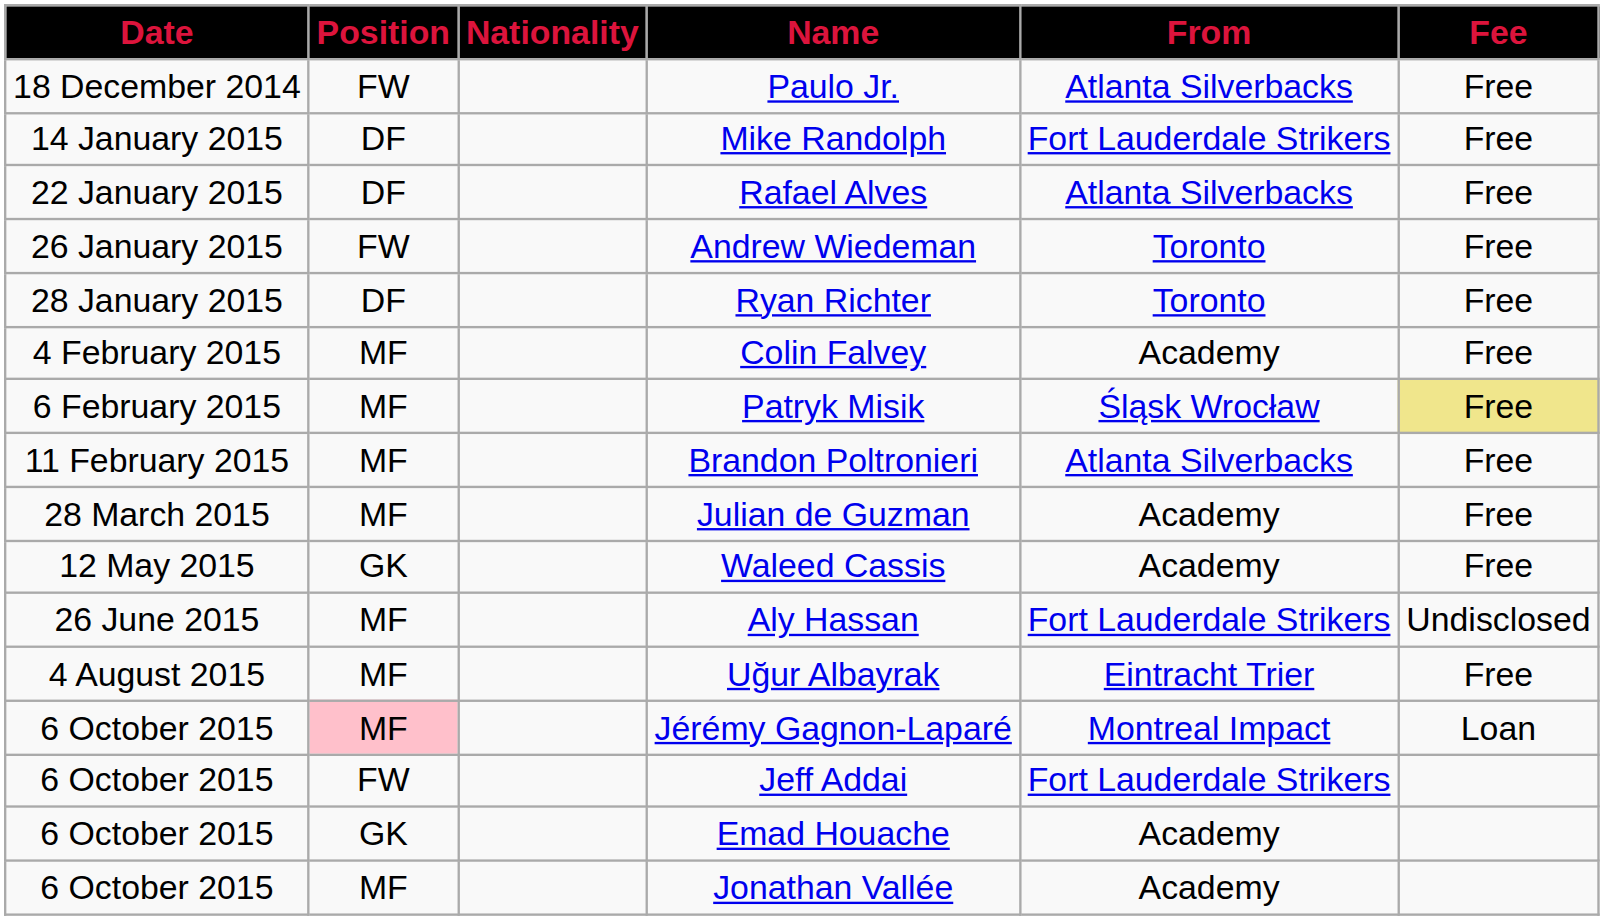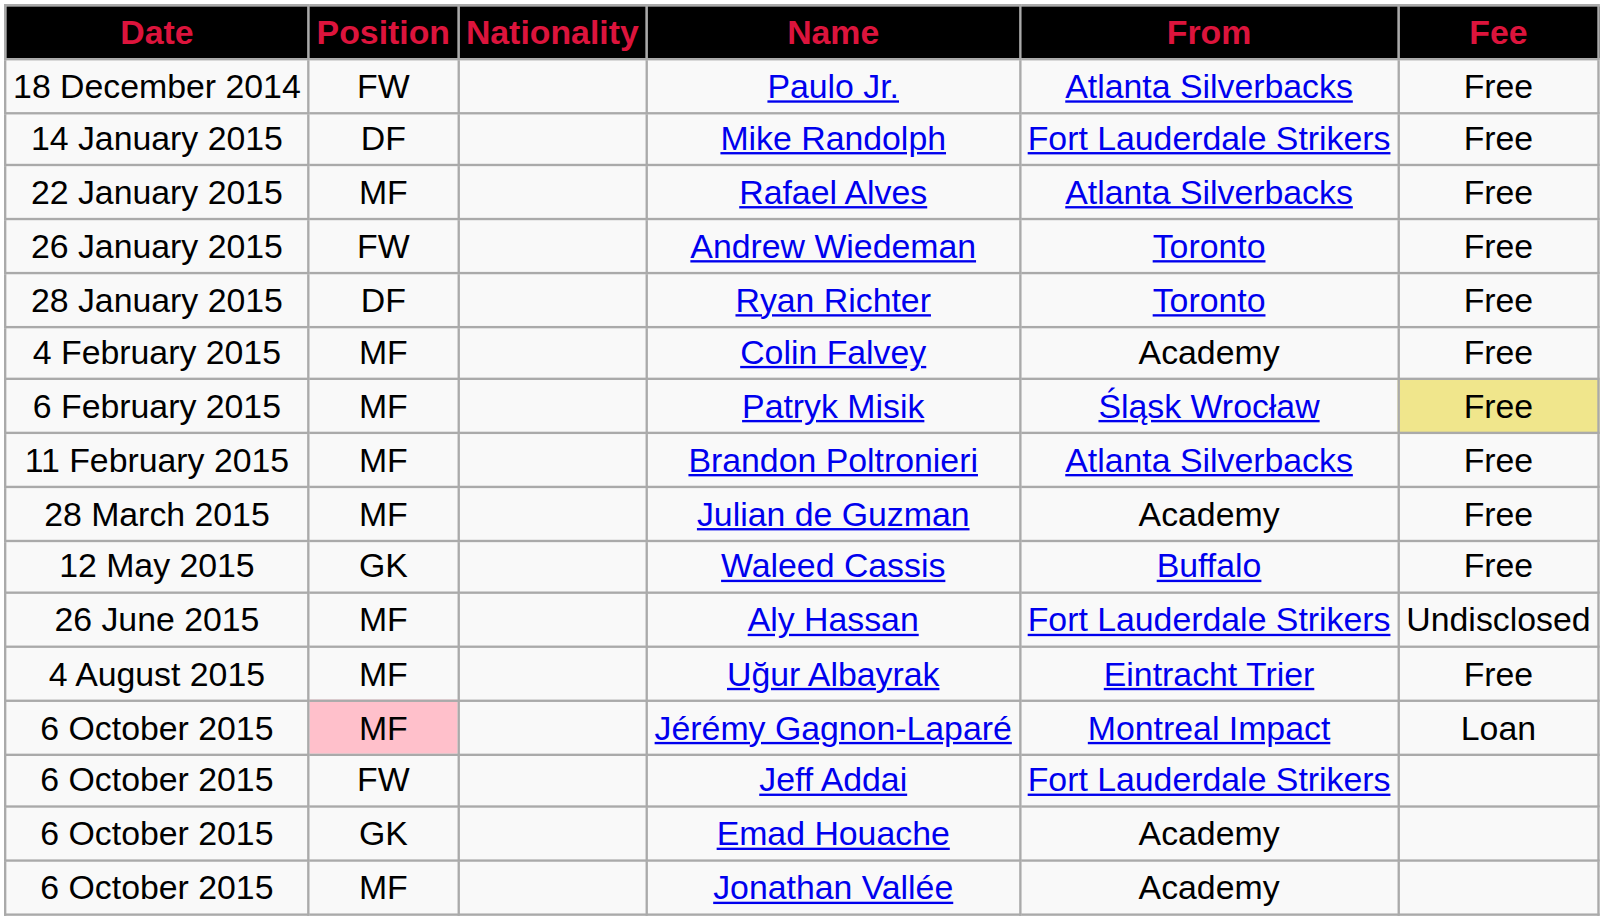(383, 193) DF -> (383, 193) MF
(1209, 567) Academy -> (1209, 567) Buffalo
